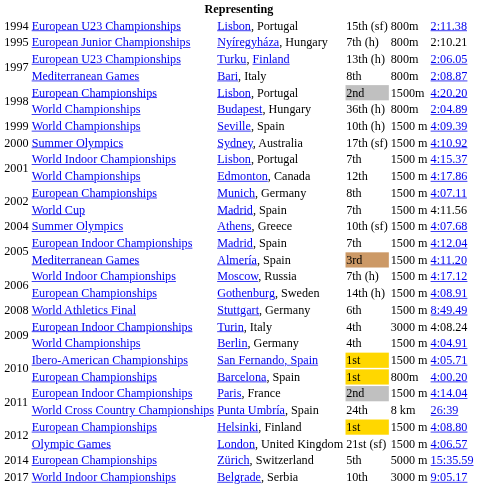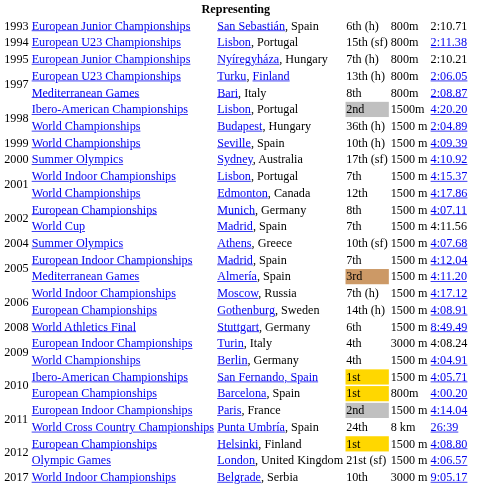+ row: (16, 25)
(94, 92) European Championships -> (110, 109) Ibero-American Championships
(405, 109) 800m -> (409, 126) 1500 m
- row: (16, 460)
